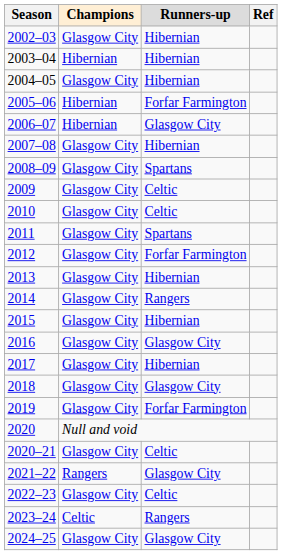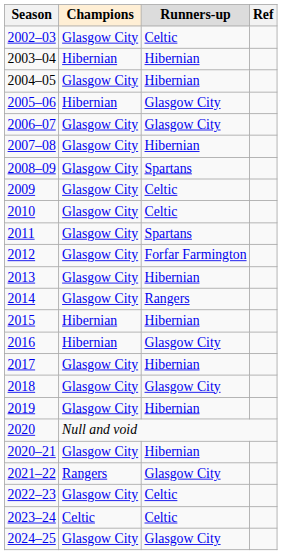(172, 37) Hibernian -> (161, 37) Celtic
(196, 102) Forfar Farmington -> (183, 102) Glasgow City
(90, 124) Hibernian -> (100, 124) Glasgow City
(100, 320) Glasgow City -> (90, 320) Hibernian
(100, 342) Glasgow City -> (90, 342) Hibernian
(196, 408) Forfar Farmington -> (172, 408) Hibernian
(161, 451) Celtic -> (172, 451) Hibernian
(167, 517) Rangers -> (161, 517) Celtic
